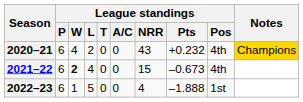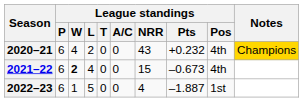(187, 87) –1.888 -> (187, 87) –1.887
